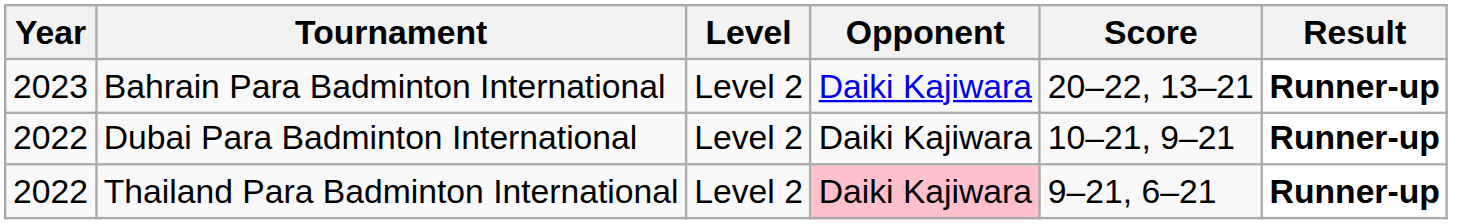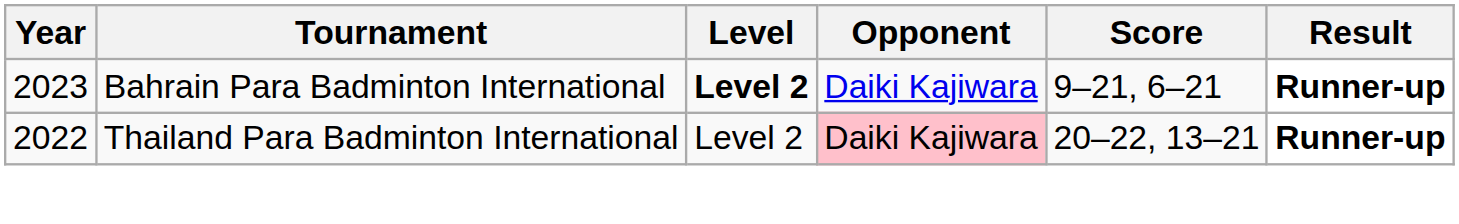(749, 85) normal -> (751, 85) bold
(1151, 85) 20–22, 13–21 -> (1138, 85) 9–21, 6–21
- row: (371, 139)
(1132, 192) 9–21, 6–21 -> (1156, 139) 20–22, 13–21
